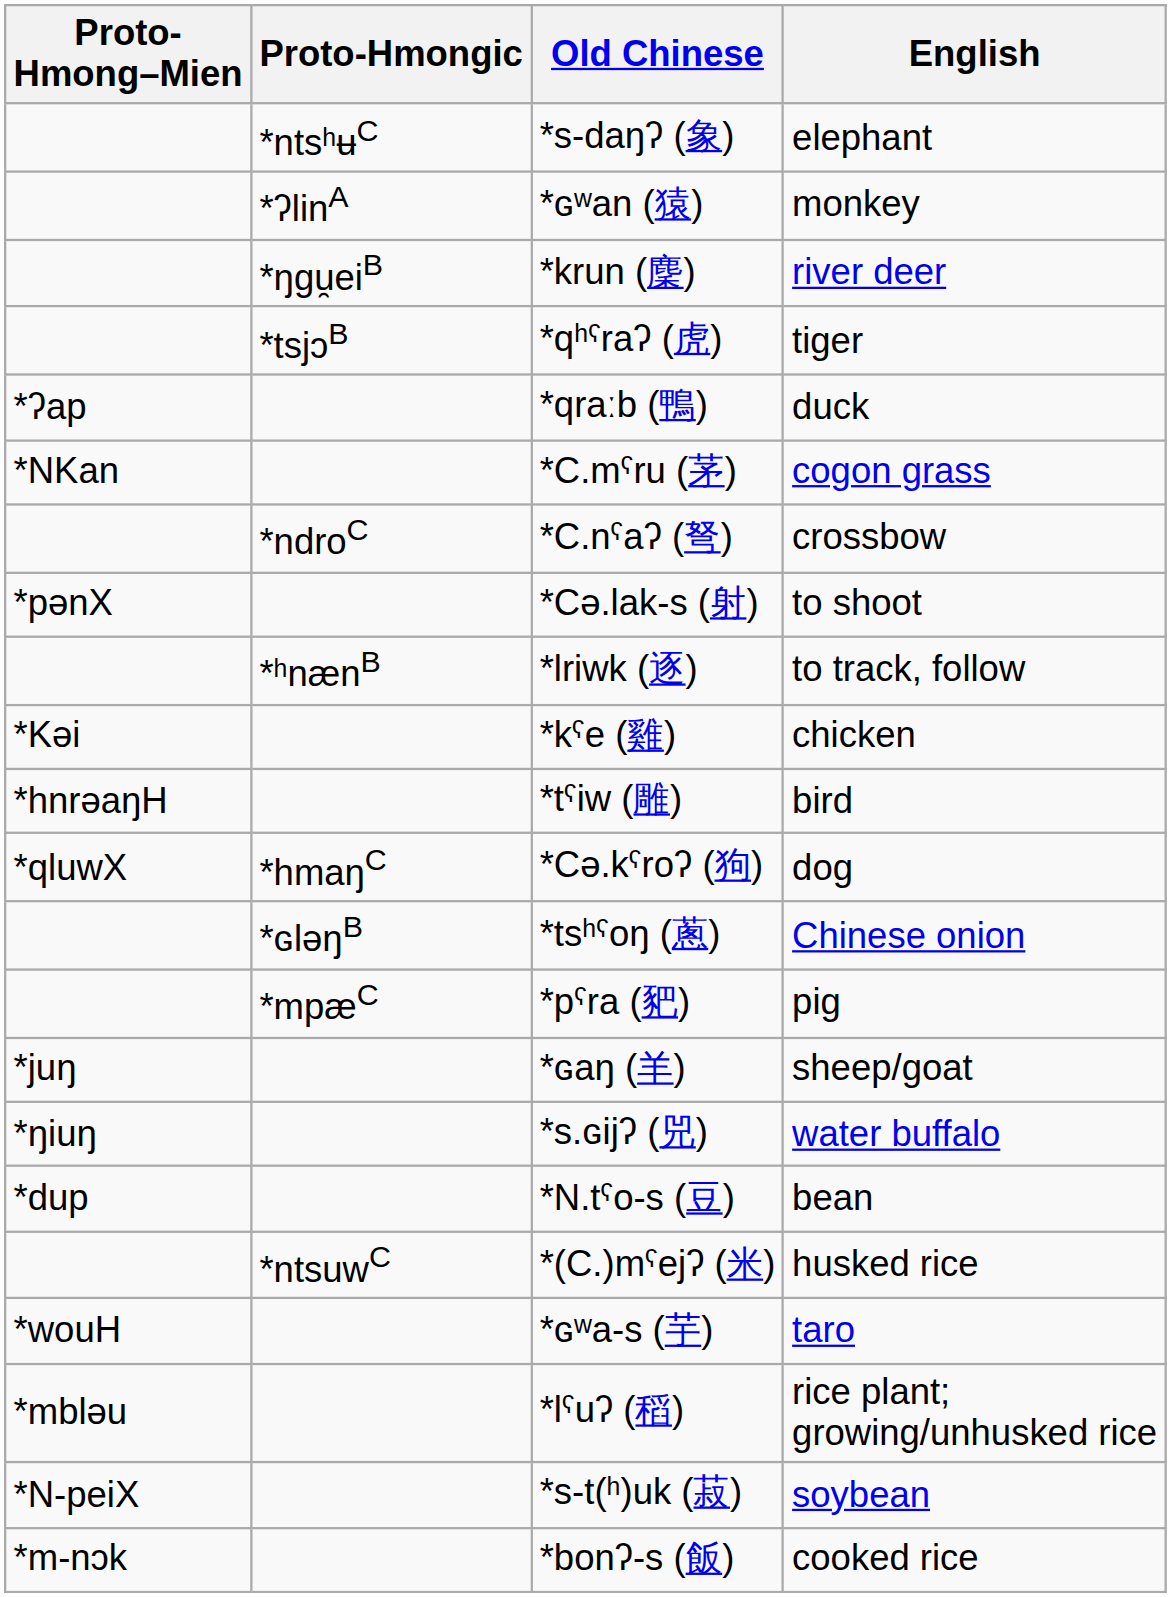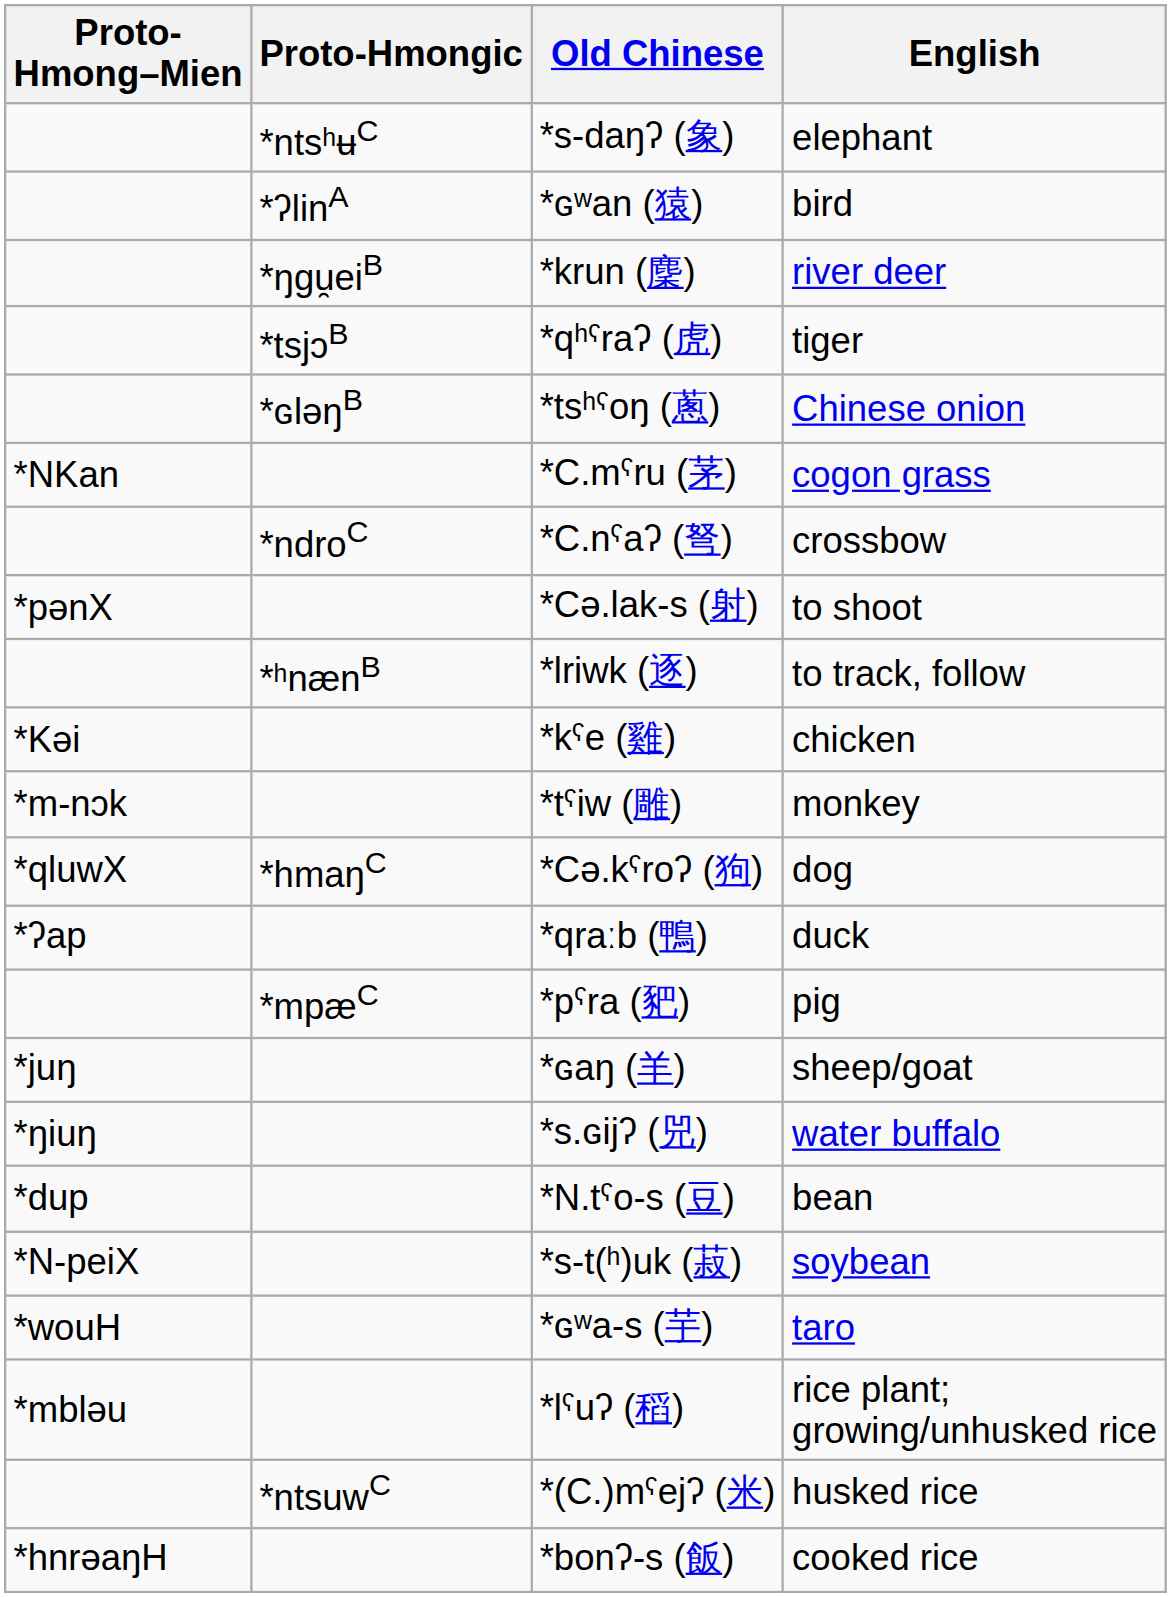(856, 204) monkey -> (823, 204) bird
rows swapped: (630, 933) <-> (624, 405)
(91, 800) *hnrəaŋH -> (70, 803) *m-nɔk
(823, 800) bird -> (856, 803) monkey
rows swapped: (641, 1492) <-> (657, 1263)
(70, 1558) *m-nɔk -> (91, 1558) *hnrəaŋH
